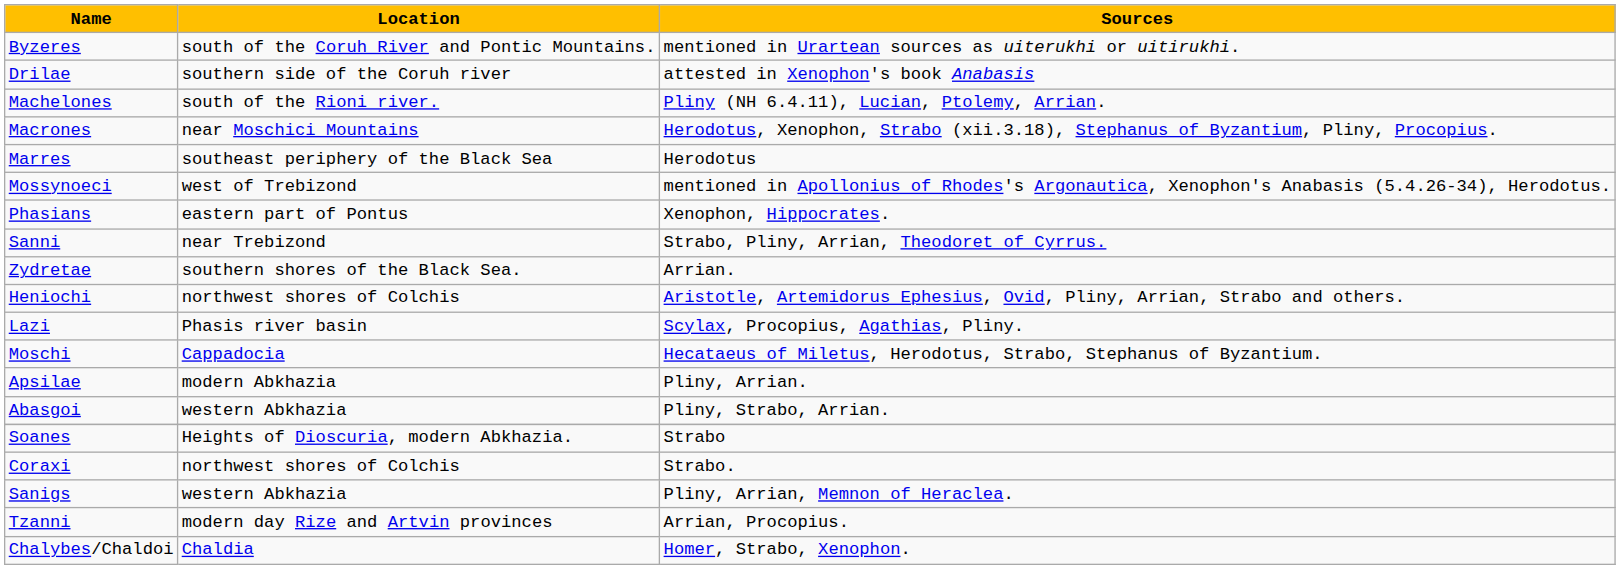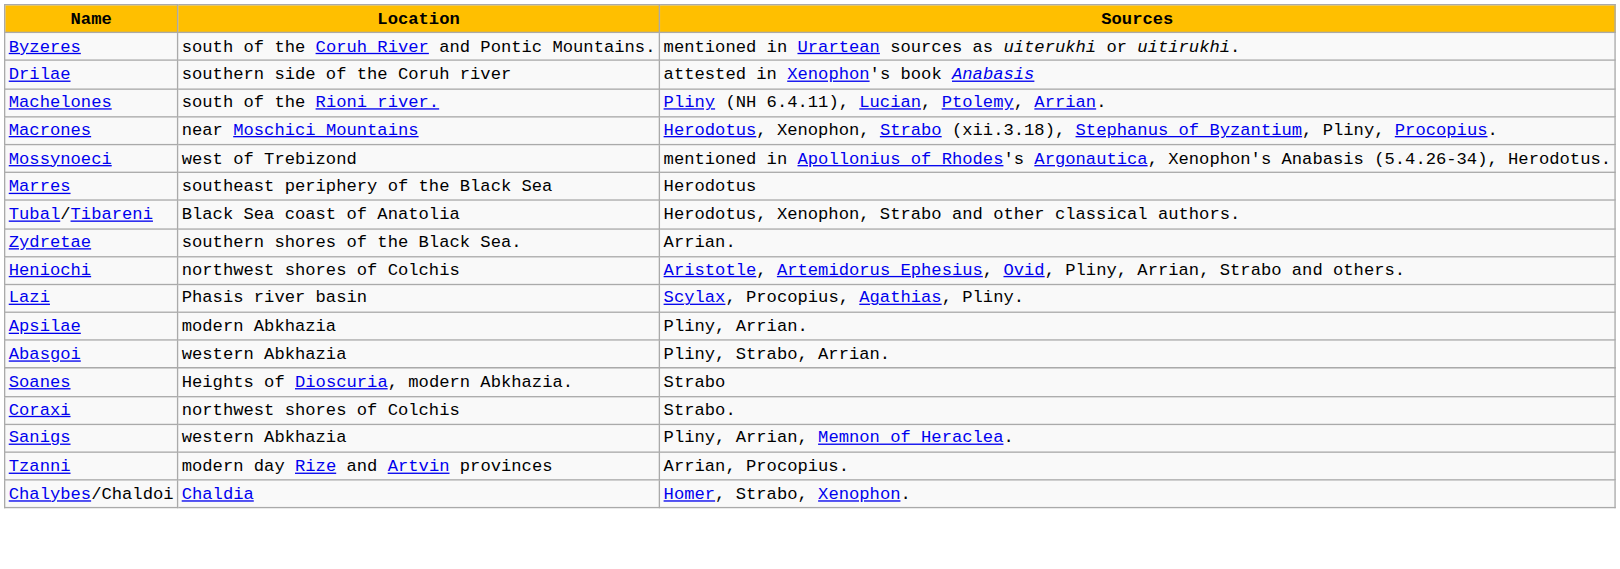rows swapped: (40, 158) <-> (60, 186)
- row: (50, 214)
- row: (34, 242)
+ row: (81, 214)
- row: (40, 354)
